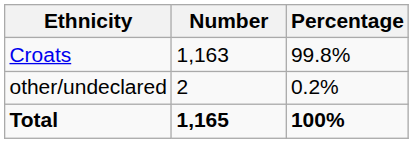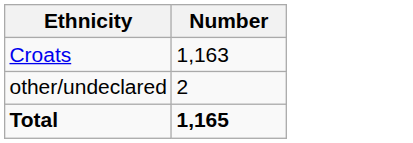- column: (347, 21)
